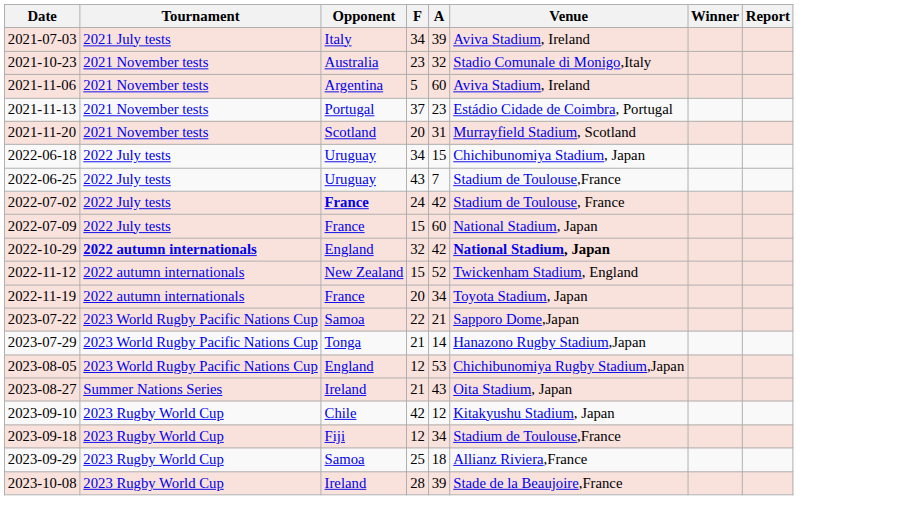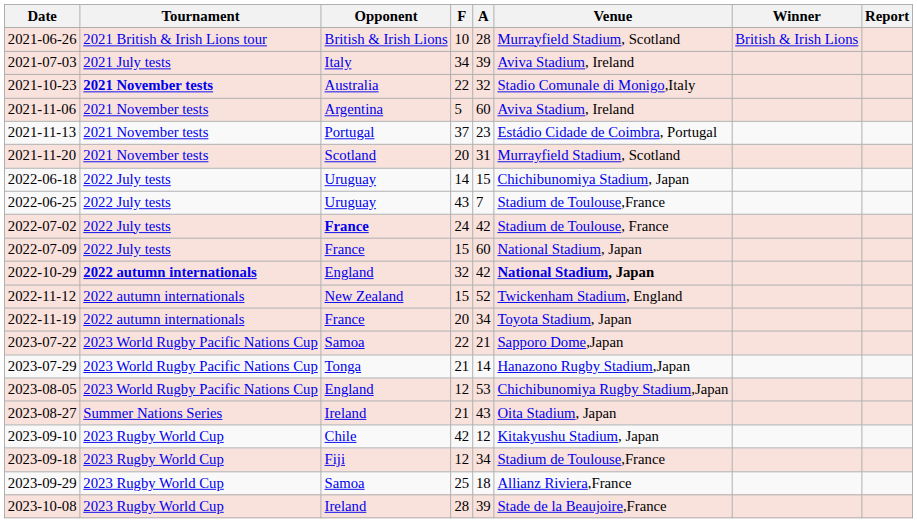+ row: (42, 39)
(146, 62) normal -> (148, 86) bold
(418, 62) 23 -> (462, 86) 22
(418, 156) 34 -> (462, 179) 14
